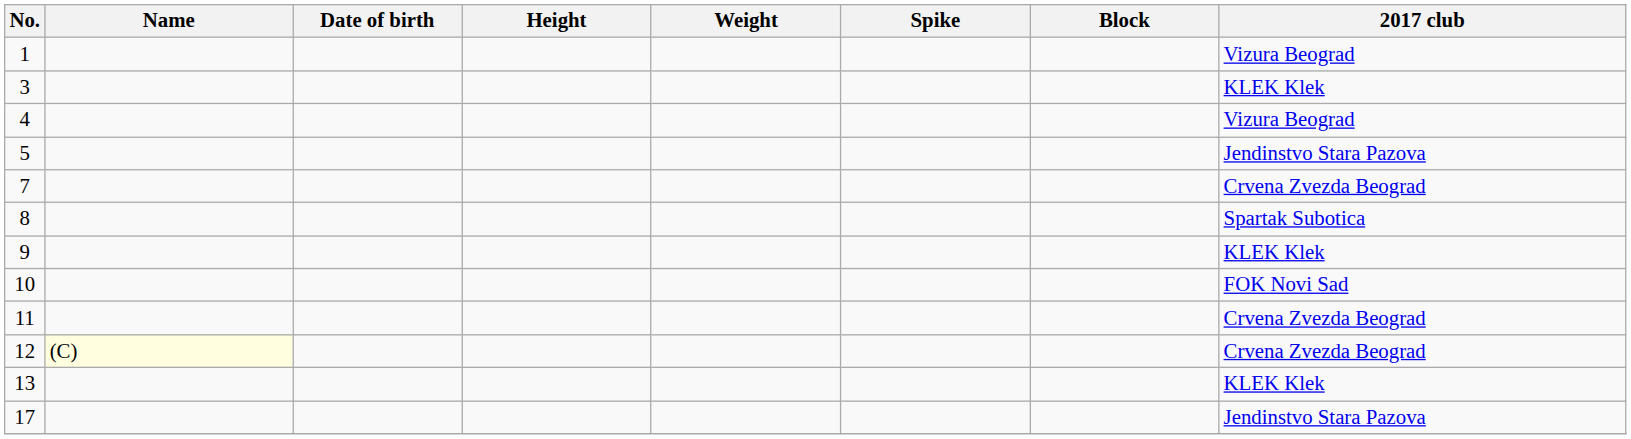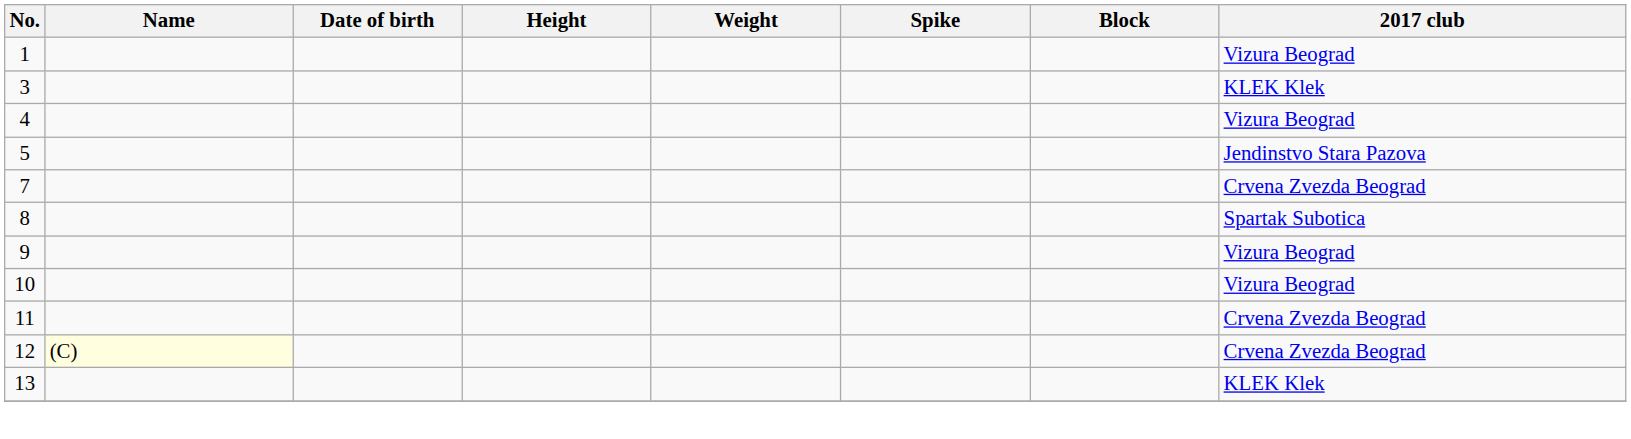(1274, 251) KLEK Klek -> (1289, 251) Vizura Beograd
(1286, 284) FOK Novi Sad -> (1289, 284) Vizura Beograd
- row: (25, 416)
